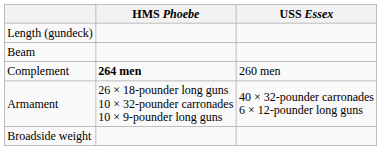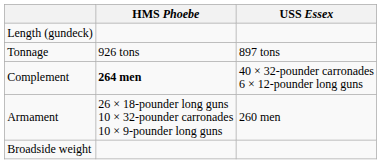- row: (21, 52)
+ row: (28, 52)
(260, 71) 260 men -> (306, 77) 40 × 32-pounder carronades 6 × 12-pounder long guns
(306, 103) 40 × 32-pounder carronades 6 × 12-pounder long guns -> (260, 117) 260 men
